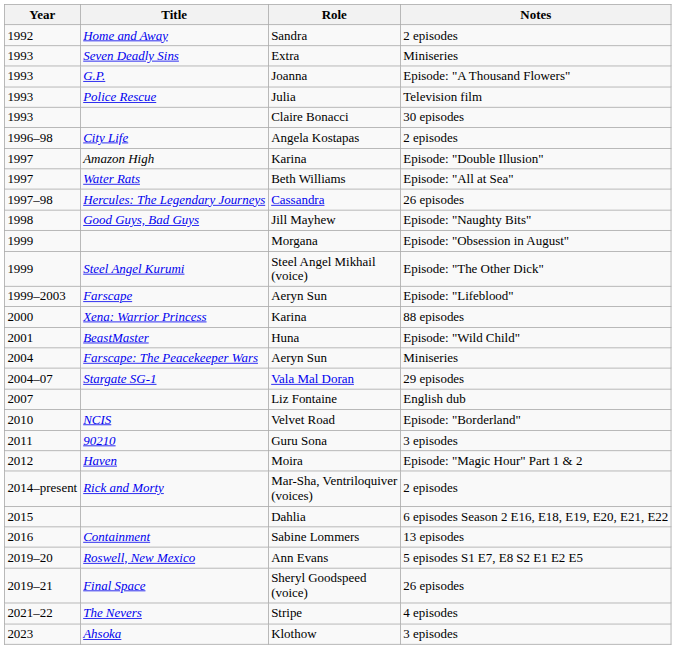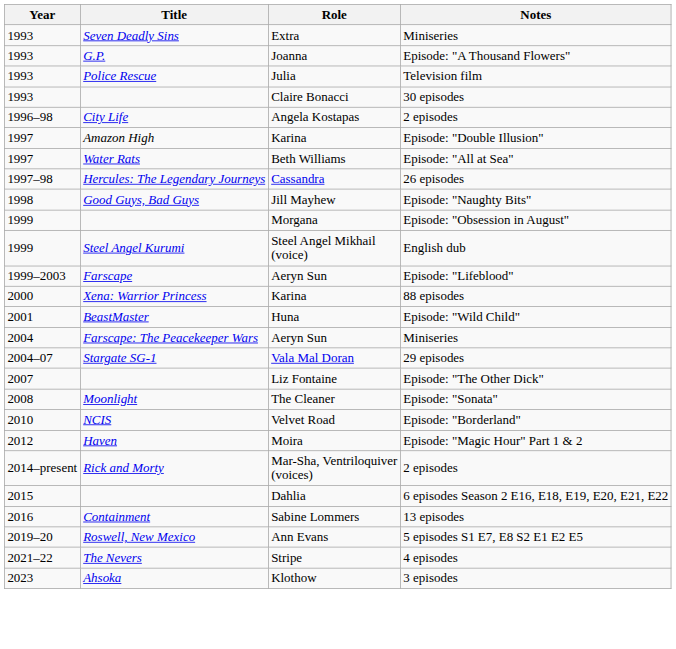- row: (126, 35)
(474, 268) Episode: "The Other Dick" -> (434, 248) English dub
(434, 399) English dub -> (474, 378) Episode: "The Other Dick"
+ row: (110, 399)
- row: (99, 440)
- row: (114, 585)
